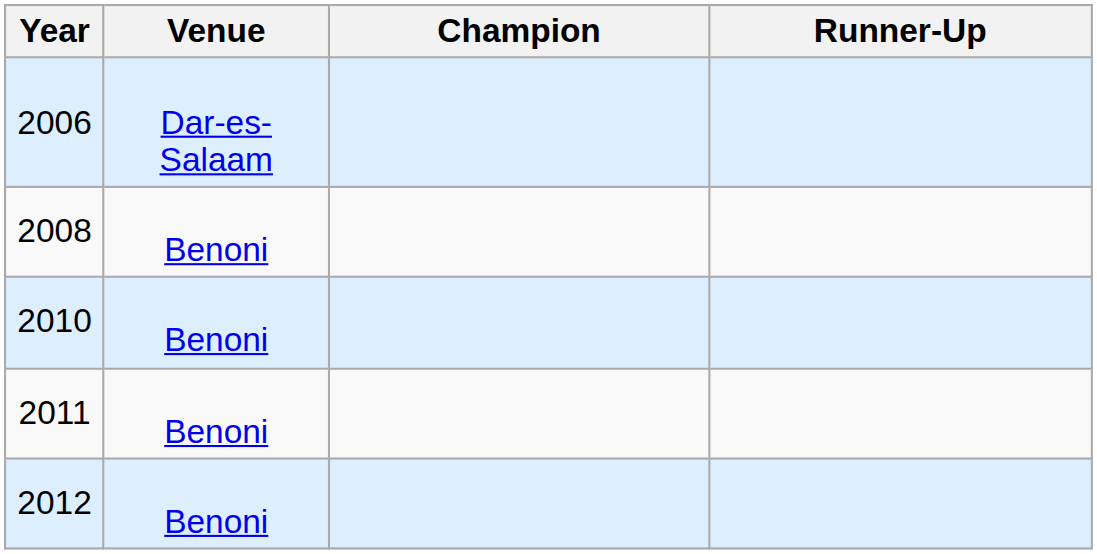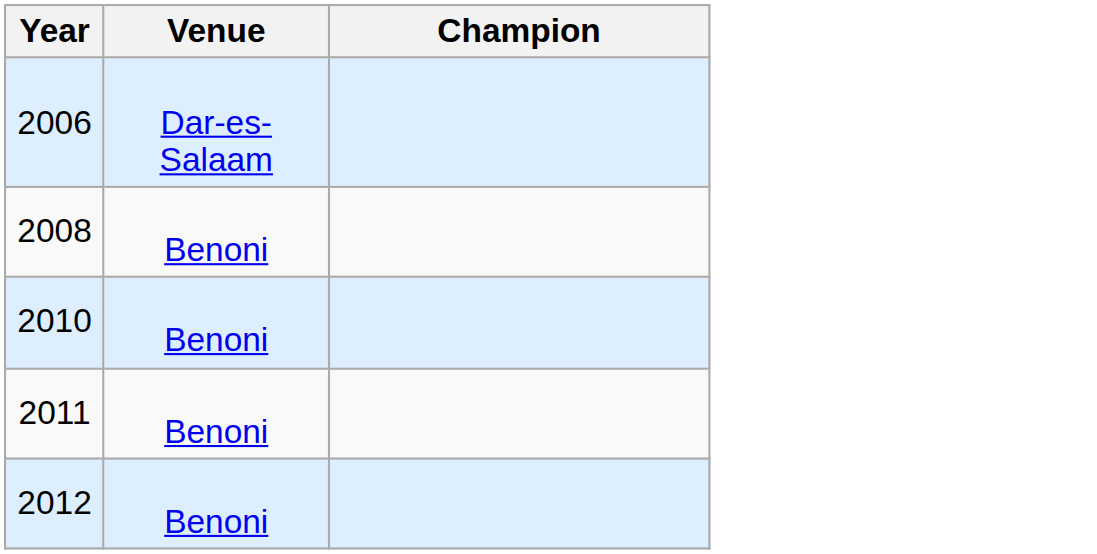- column: (900, 31)
